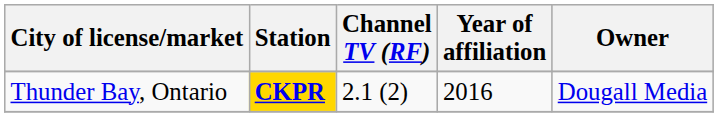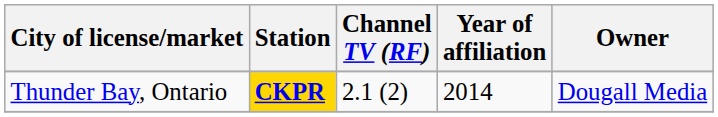(468, 91) 2016 -> (468, 91) 2014
